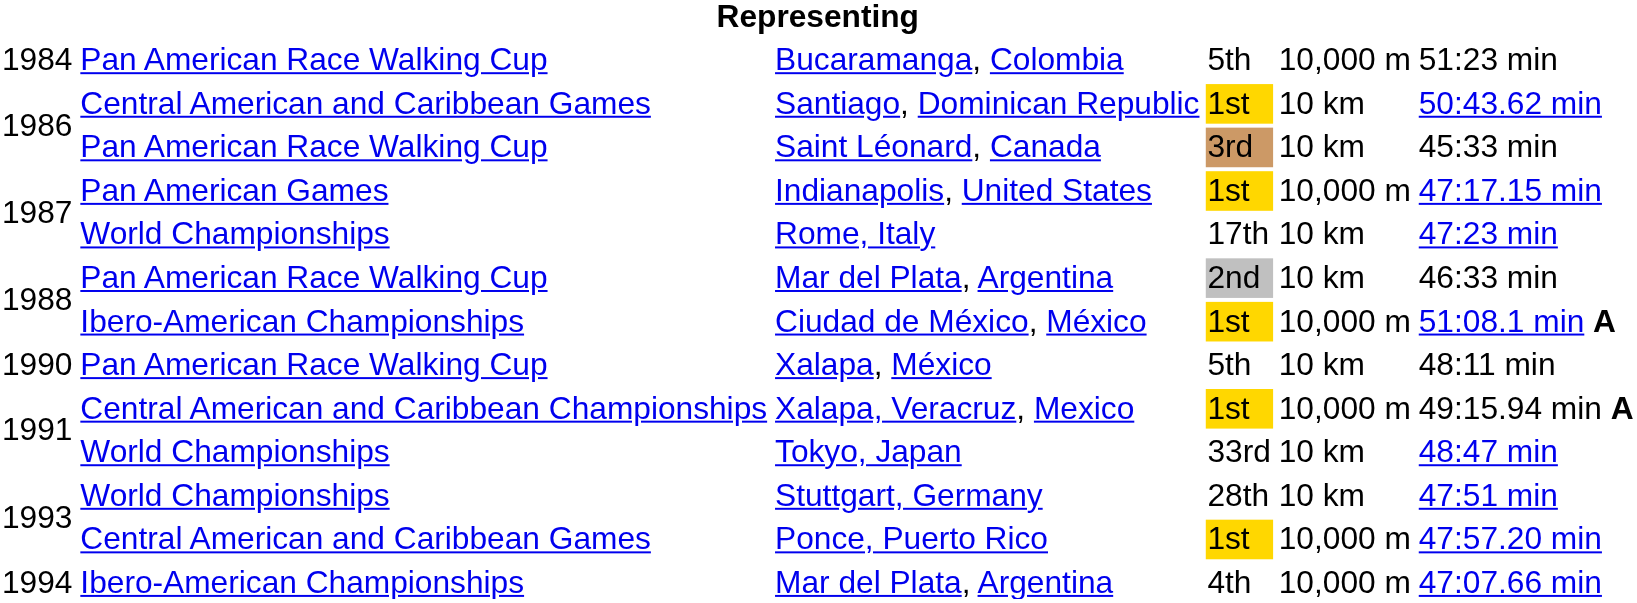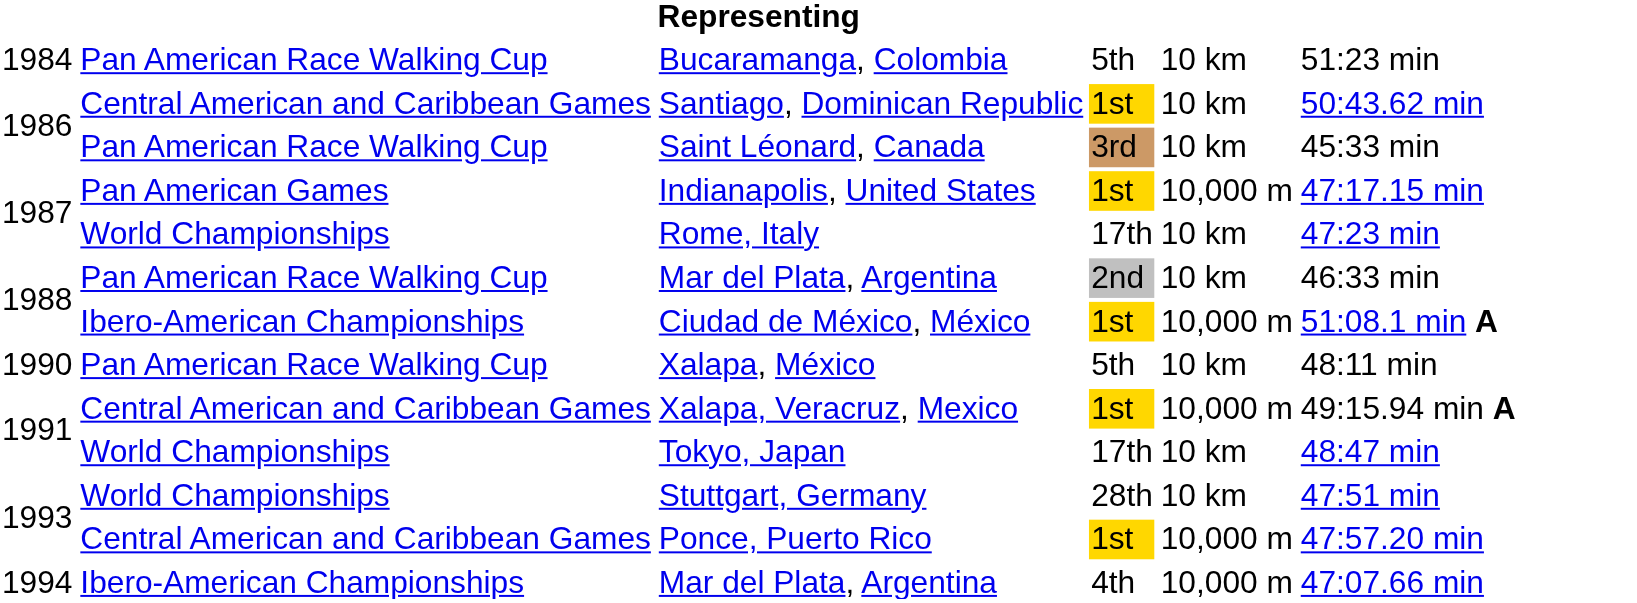(1345, 59) 10,000 m -> (1204, 59) 10 km
(424, 408) Central American and Caribbean Championships -> (366, 408) Central American and Caribbean Games
(1239, 451) 33rd -> (1122, 451) 17th
